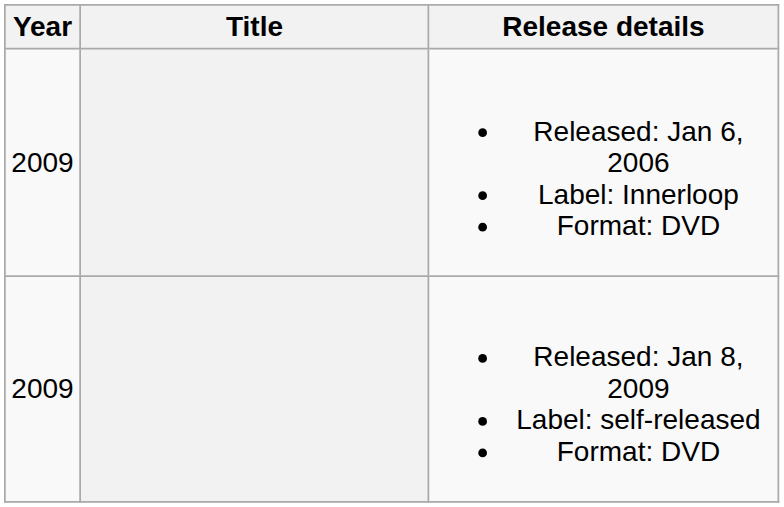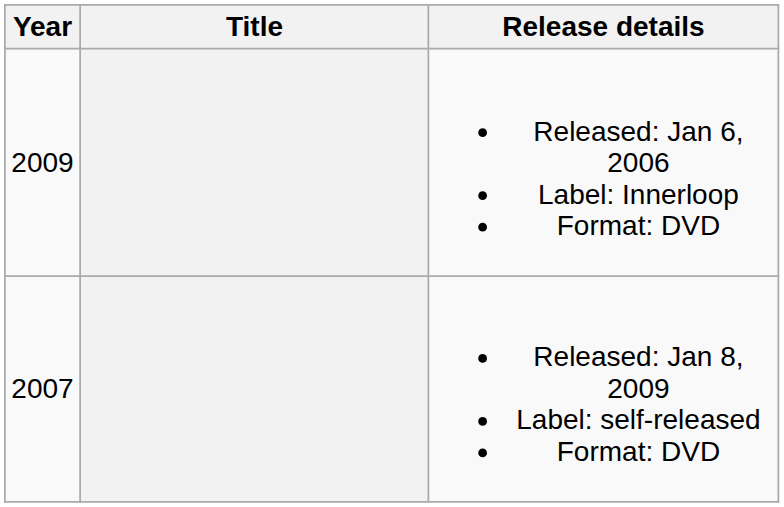(42, 388) 2009 -> (42, 388) 2007
